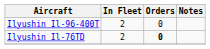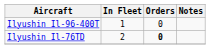(123, 24) 2 -> (123, 24) 1
